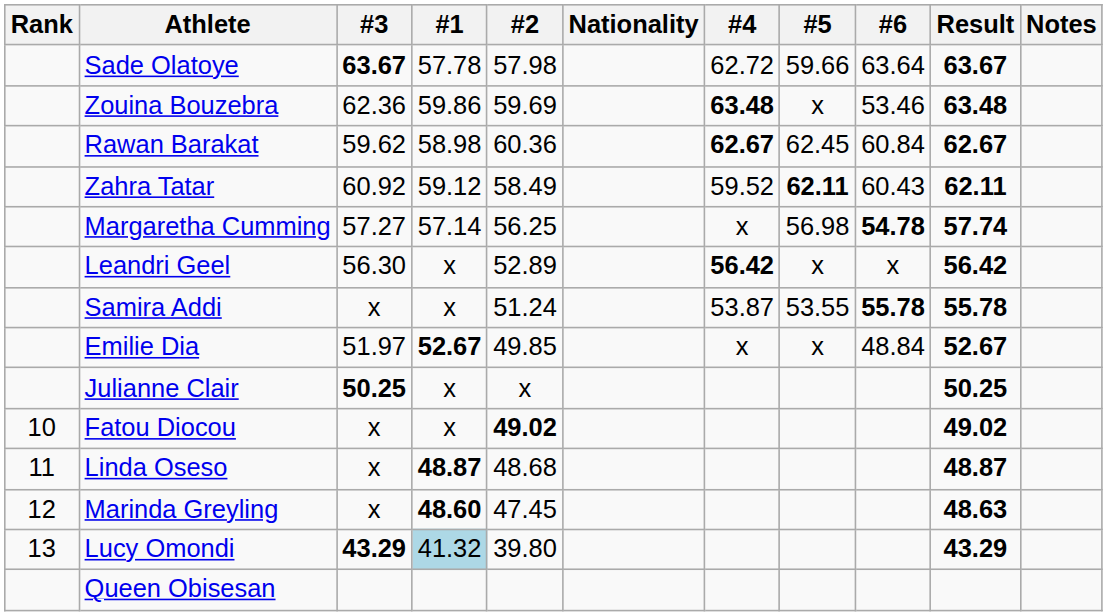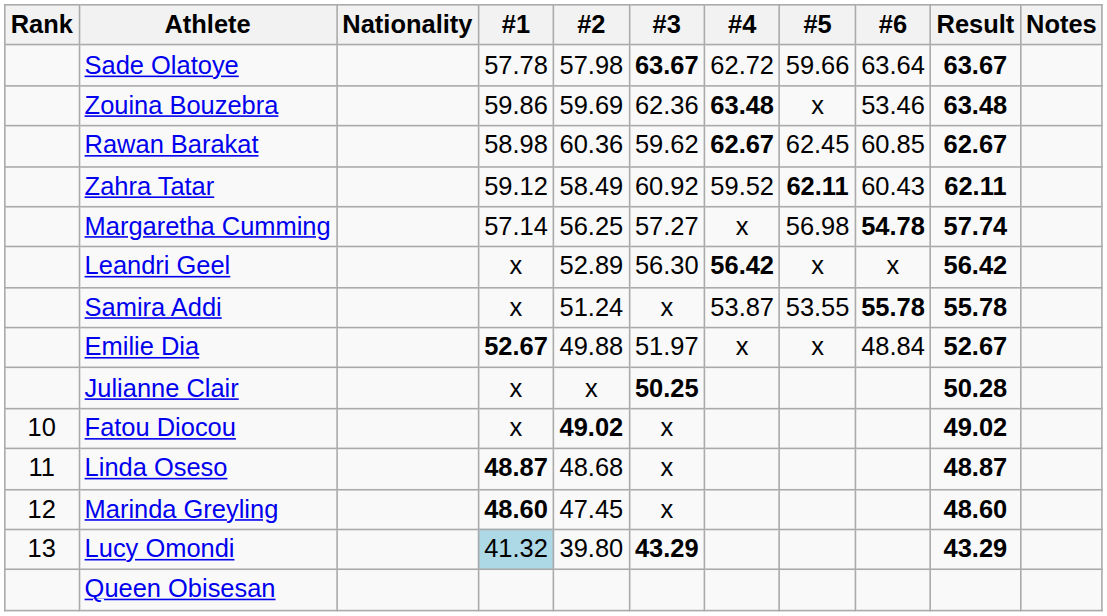columns swapped: (634, 24) <-> (374, 24)
(893, 145) 60.84 -> (893, 145) 60.85
(525, 347) 49.85 -> (591, 347) 49.88
(975, 387) 50.25 -> (975, 387) 50.28
(975, 508) 48.63 -> (975, 508) 48.60
